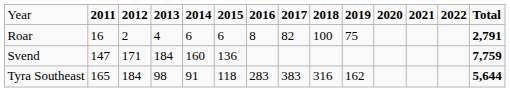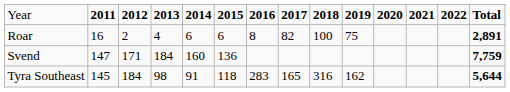(487, 35) 2,791 -> (487, 35) 2,891
(100, 76) 165 -> (100, 76) 145
(291, 76) 383 -> (291, 76) 165
